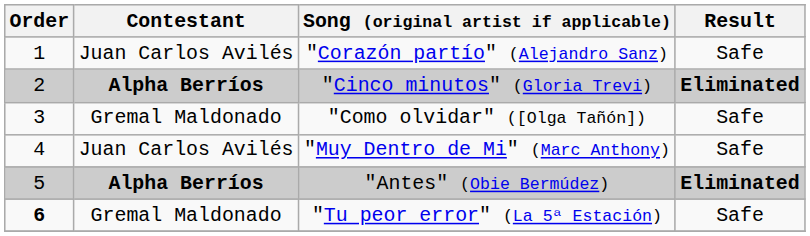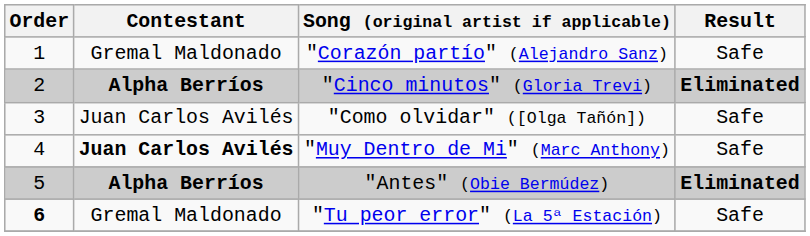(186, 53) Juan Carlos Avilés -> (186, 53) Gremal Maldonado
(186, 118) Gremal Maldonado -> (186, 118) Juan Carlos Avilés
(186, 151) normal -> (186, 151) bold
